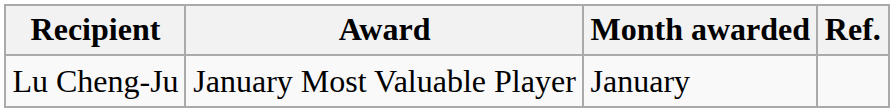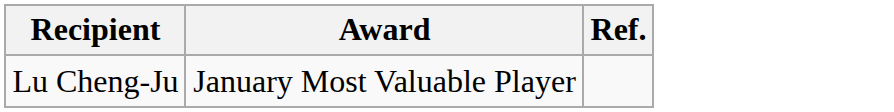- column: (700, 29)
